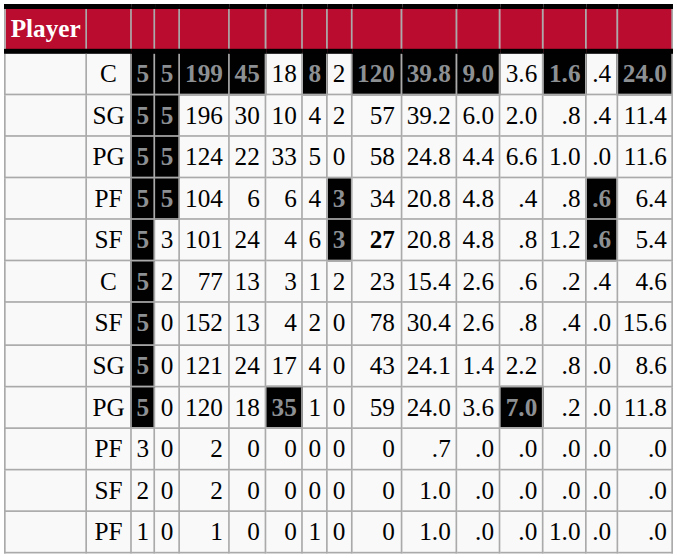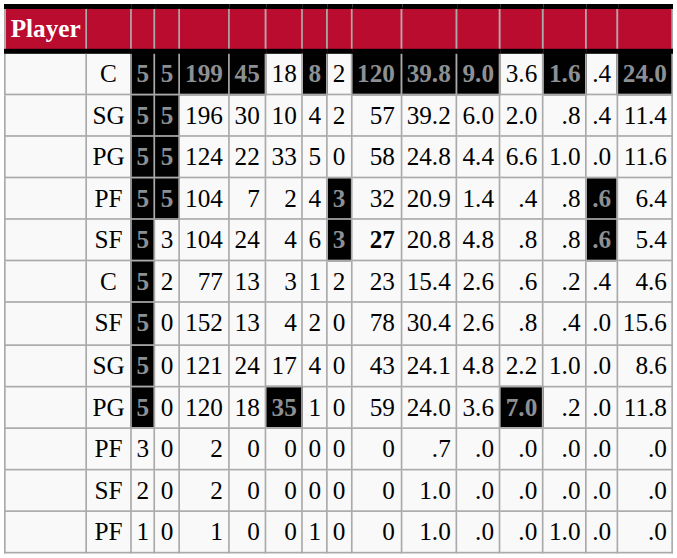(253, 198) 6 -> (253, 198) 7
(290, 198) 6 -> (290, 198) 2
(382, 198) 34 -> (382, 198) 32
(429, 198) 20.8 -> (429, 198) 20.9
(478, 198) 4.8 -> (478, 198) 1.4
(204, 240) 101 -> (204, 240) 104
(565, 240) 1.2 -> (571, 240) .8
(478, 364) 1.4 -> (478, 364) 4.8
(571, 364) .8 -> (565, 364) 1.0
